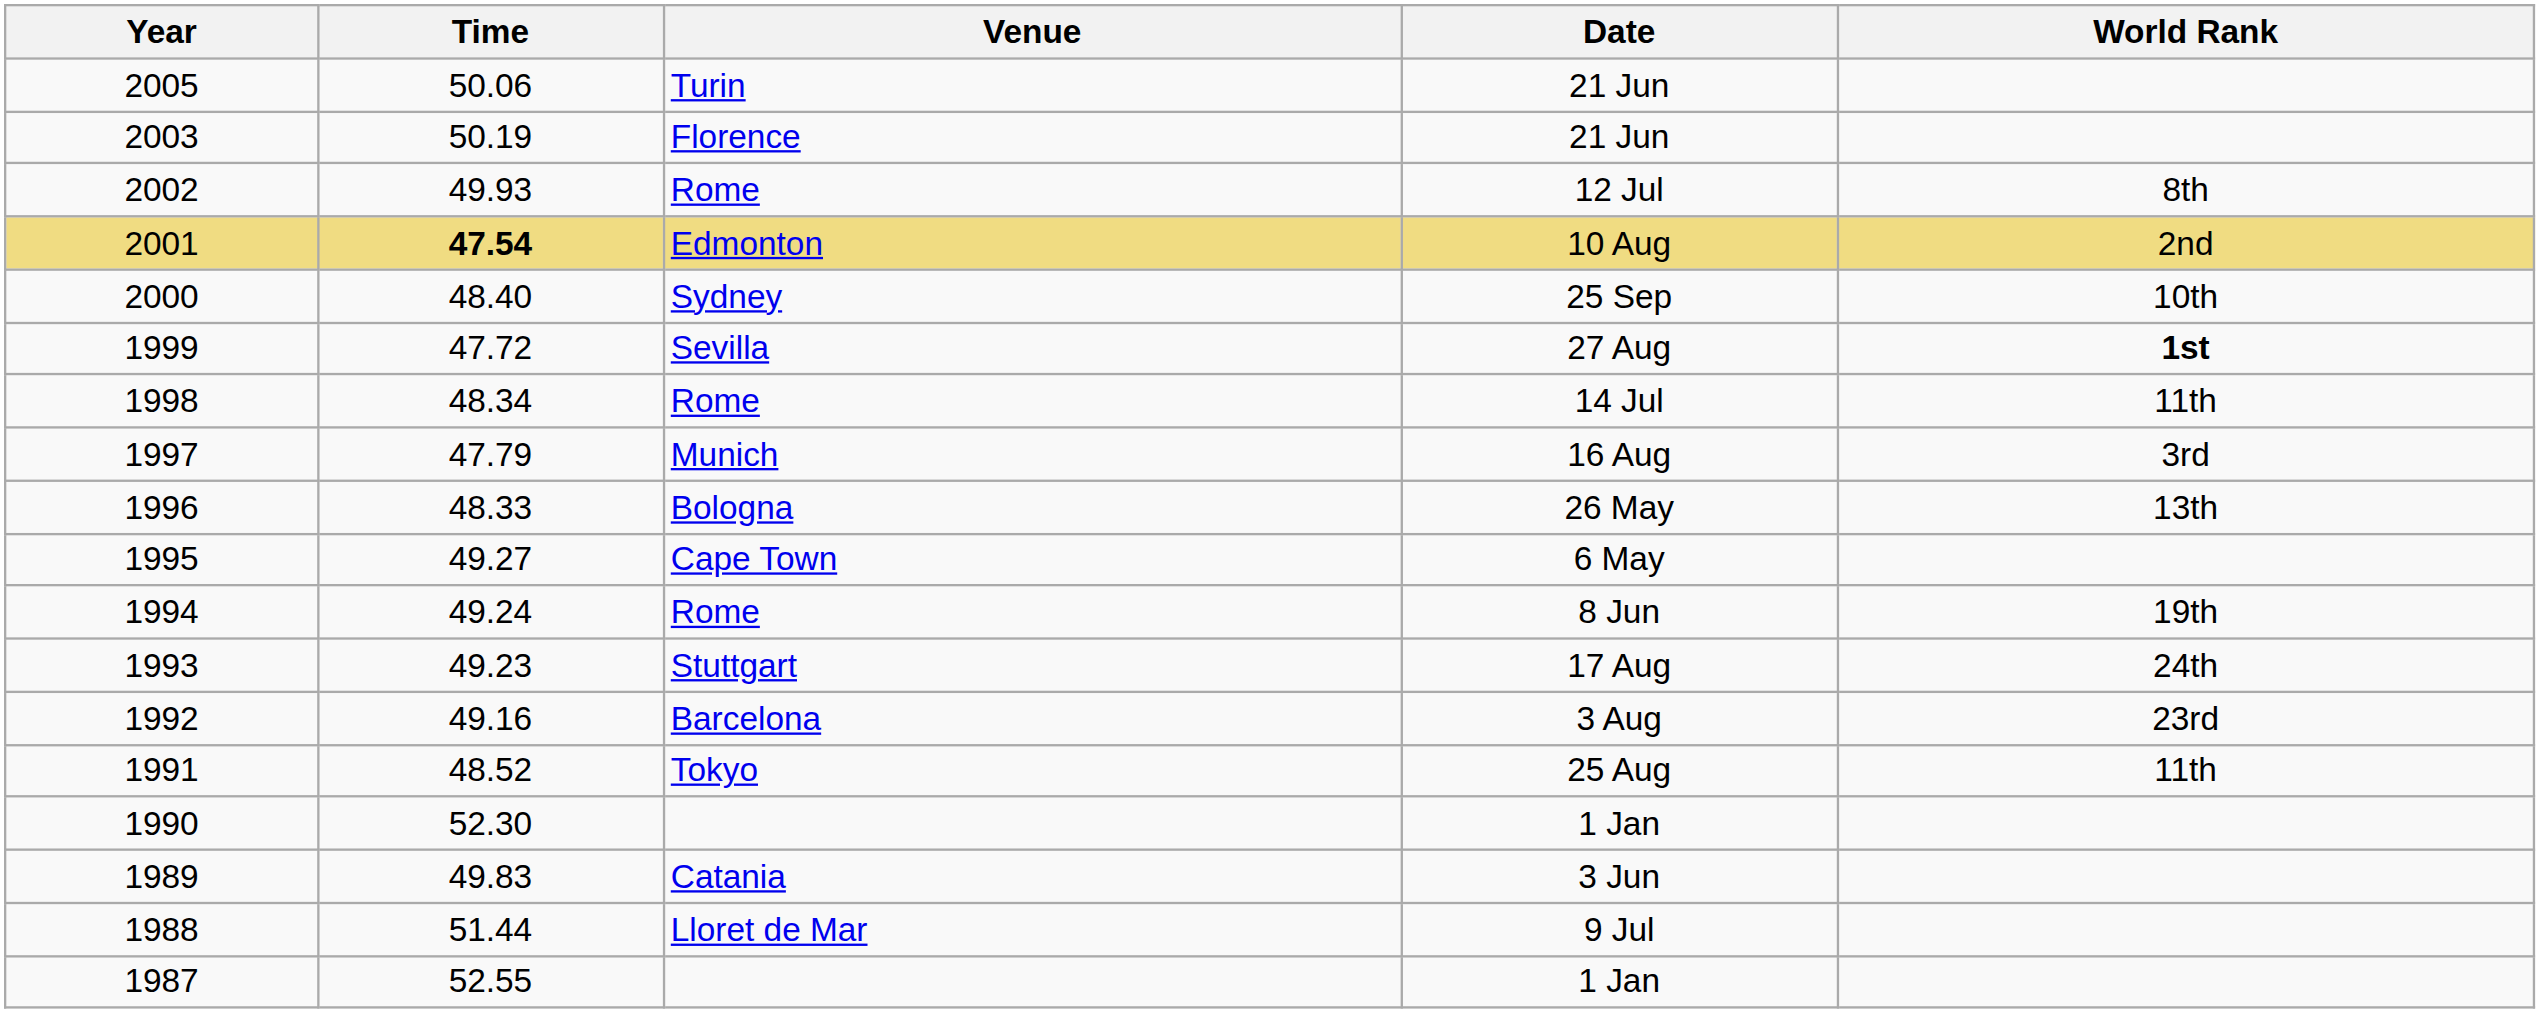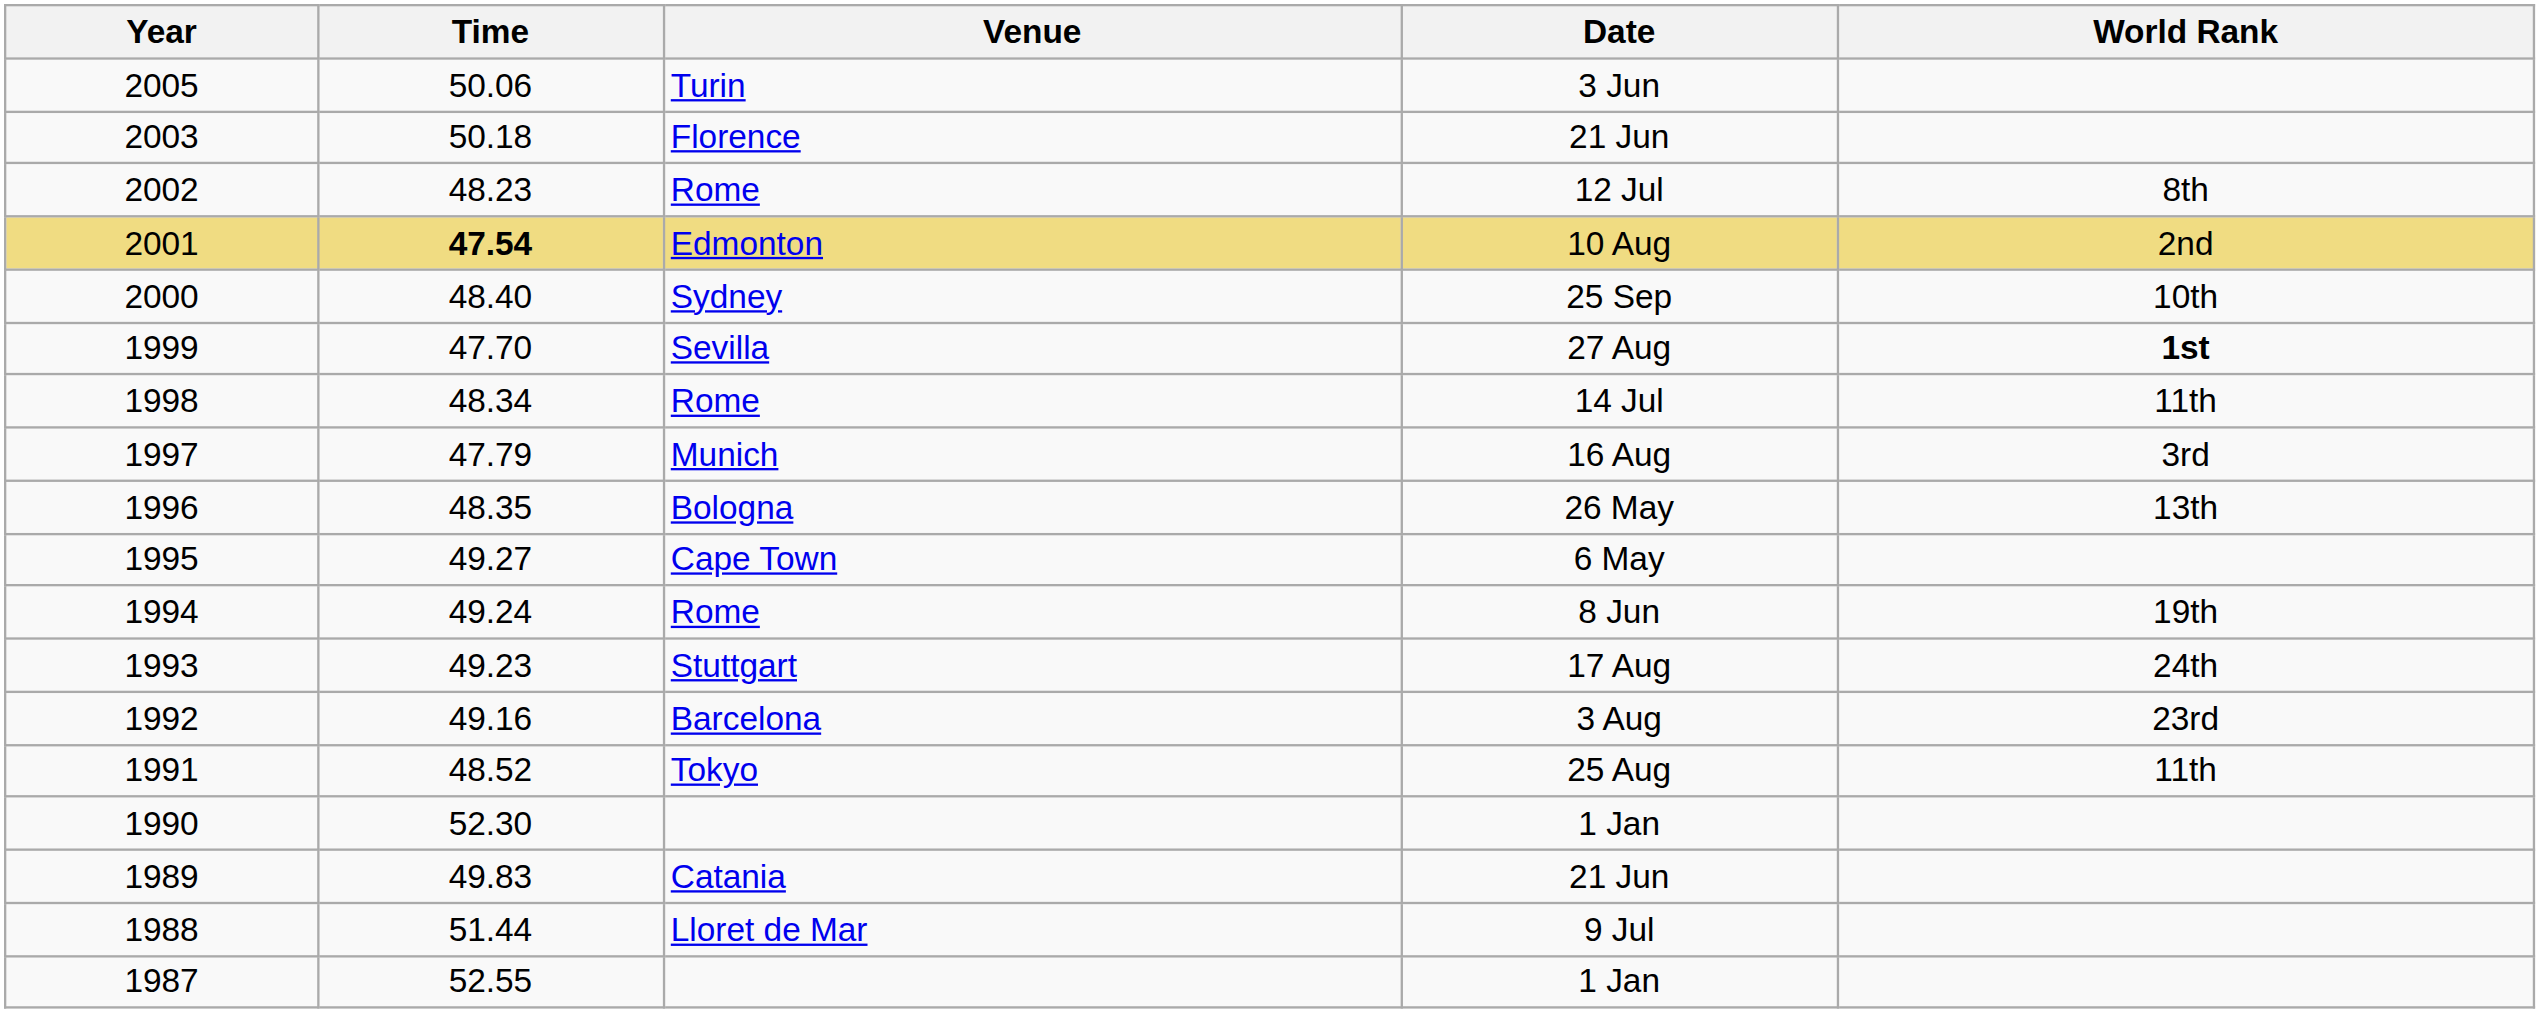(1619, 85) 21 Jun -> (1619, 85) 3 Jun
(490, 138) 50.19 -> (490, 138) 50.18
(490, 190) 49.93 -> (490, 190) 48.23
(490, 349) 47.72 -> (490, 349) 47.70
(490, 507) 48.33 -> (490, 507) 48.35
(1619, 876) 3 Jun -> (1619, 876) 21 Jun
